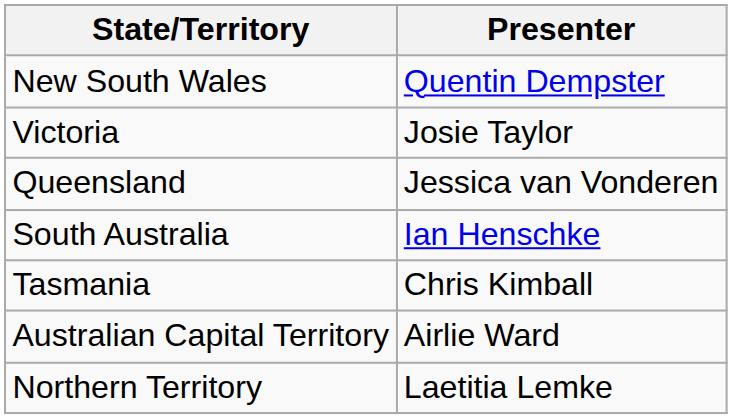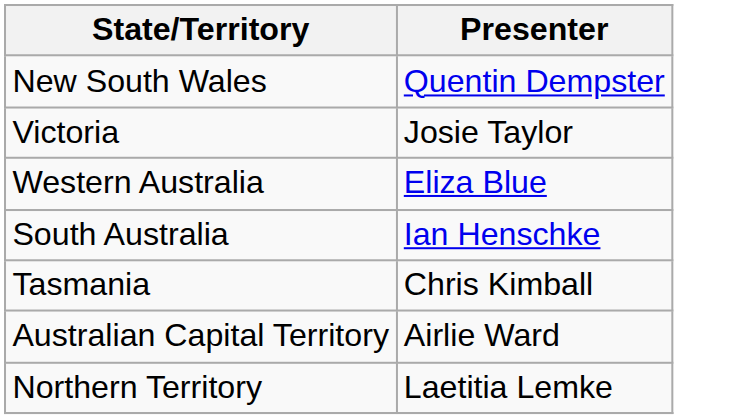- row: (99, 183)
+ row: (138, 183)
